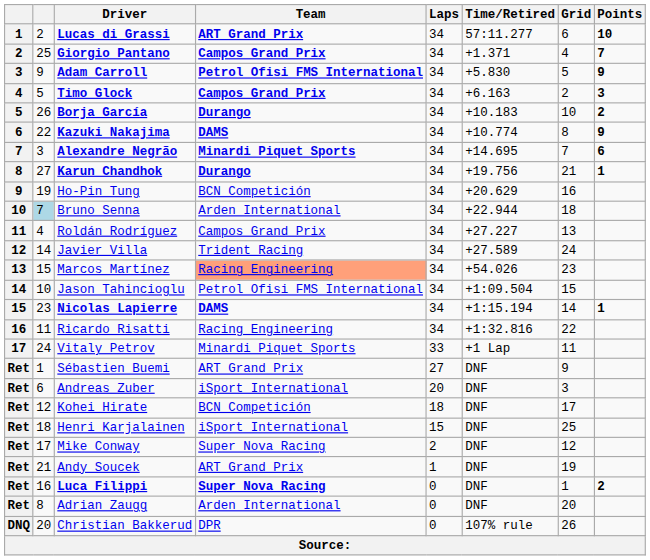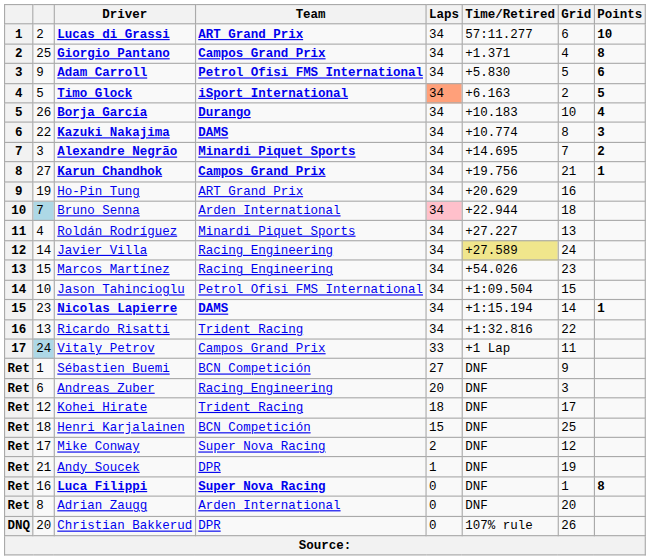(601, 54) 7 -> (601, 54) 8
(601, 73) 9 -> (601, 73) 6
(262, 93) Campos Grand Prix -> (273, 93) iSport International
(437, 93) no background -> (437, 93) lightsalmon background
(601, 93) 3 -> (601, 93) 5
(601, 113) 2 -> (601, 113) 4
(601, 132) 9 -> (601, 132) 3
(601, 152) 6 -> (601, 152) 2
(224, 172) Durango -> (262, 172) Campos Grand Prix
(254, 191) BCN Competición -> (251, 191) ART Grand Prix
(437, 211) no background -> (437, 211) pink background
(262, 231) Campos Grand Prix -> (277, 231) Minardi Piquet Sports
(251, 250) Trident Racing -> (266, 250) Racing Engineering
(491, 250) no background -> (491, 250) khaki background
(266, 270) lightsalmon background -> (266, 270) no background
(44, 329) 11 -> (44, 329) 13
(266, 329) Racing Engineering -> (251, 329) Trident Racing
(44, 349) no background -> (44, 349) lightblue background
(277, 349) Minardi Piquet Sports -> (262, 349) Campos Grand Prix
(251, 368) ART Grand Prix -> (254, 368) BCN Competición
(273, 388) iSport International -> (266, 388) Racing Engineering
(254, 408) BCN Competición -> (251, 408) Trident Racing
(273, 427) iSport International -> (254, 427) BCN Competición
(251, 467) ART Grand Prix -> (209, 467) DPR
(601, 487) 2 -> (601, 487) 8
